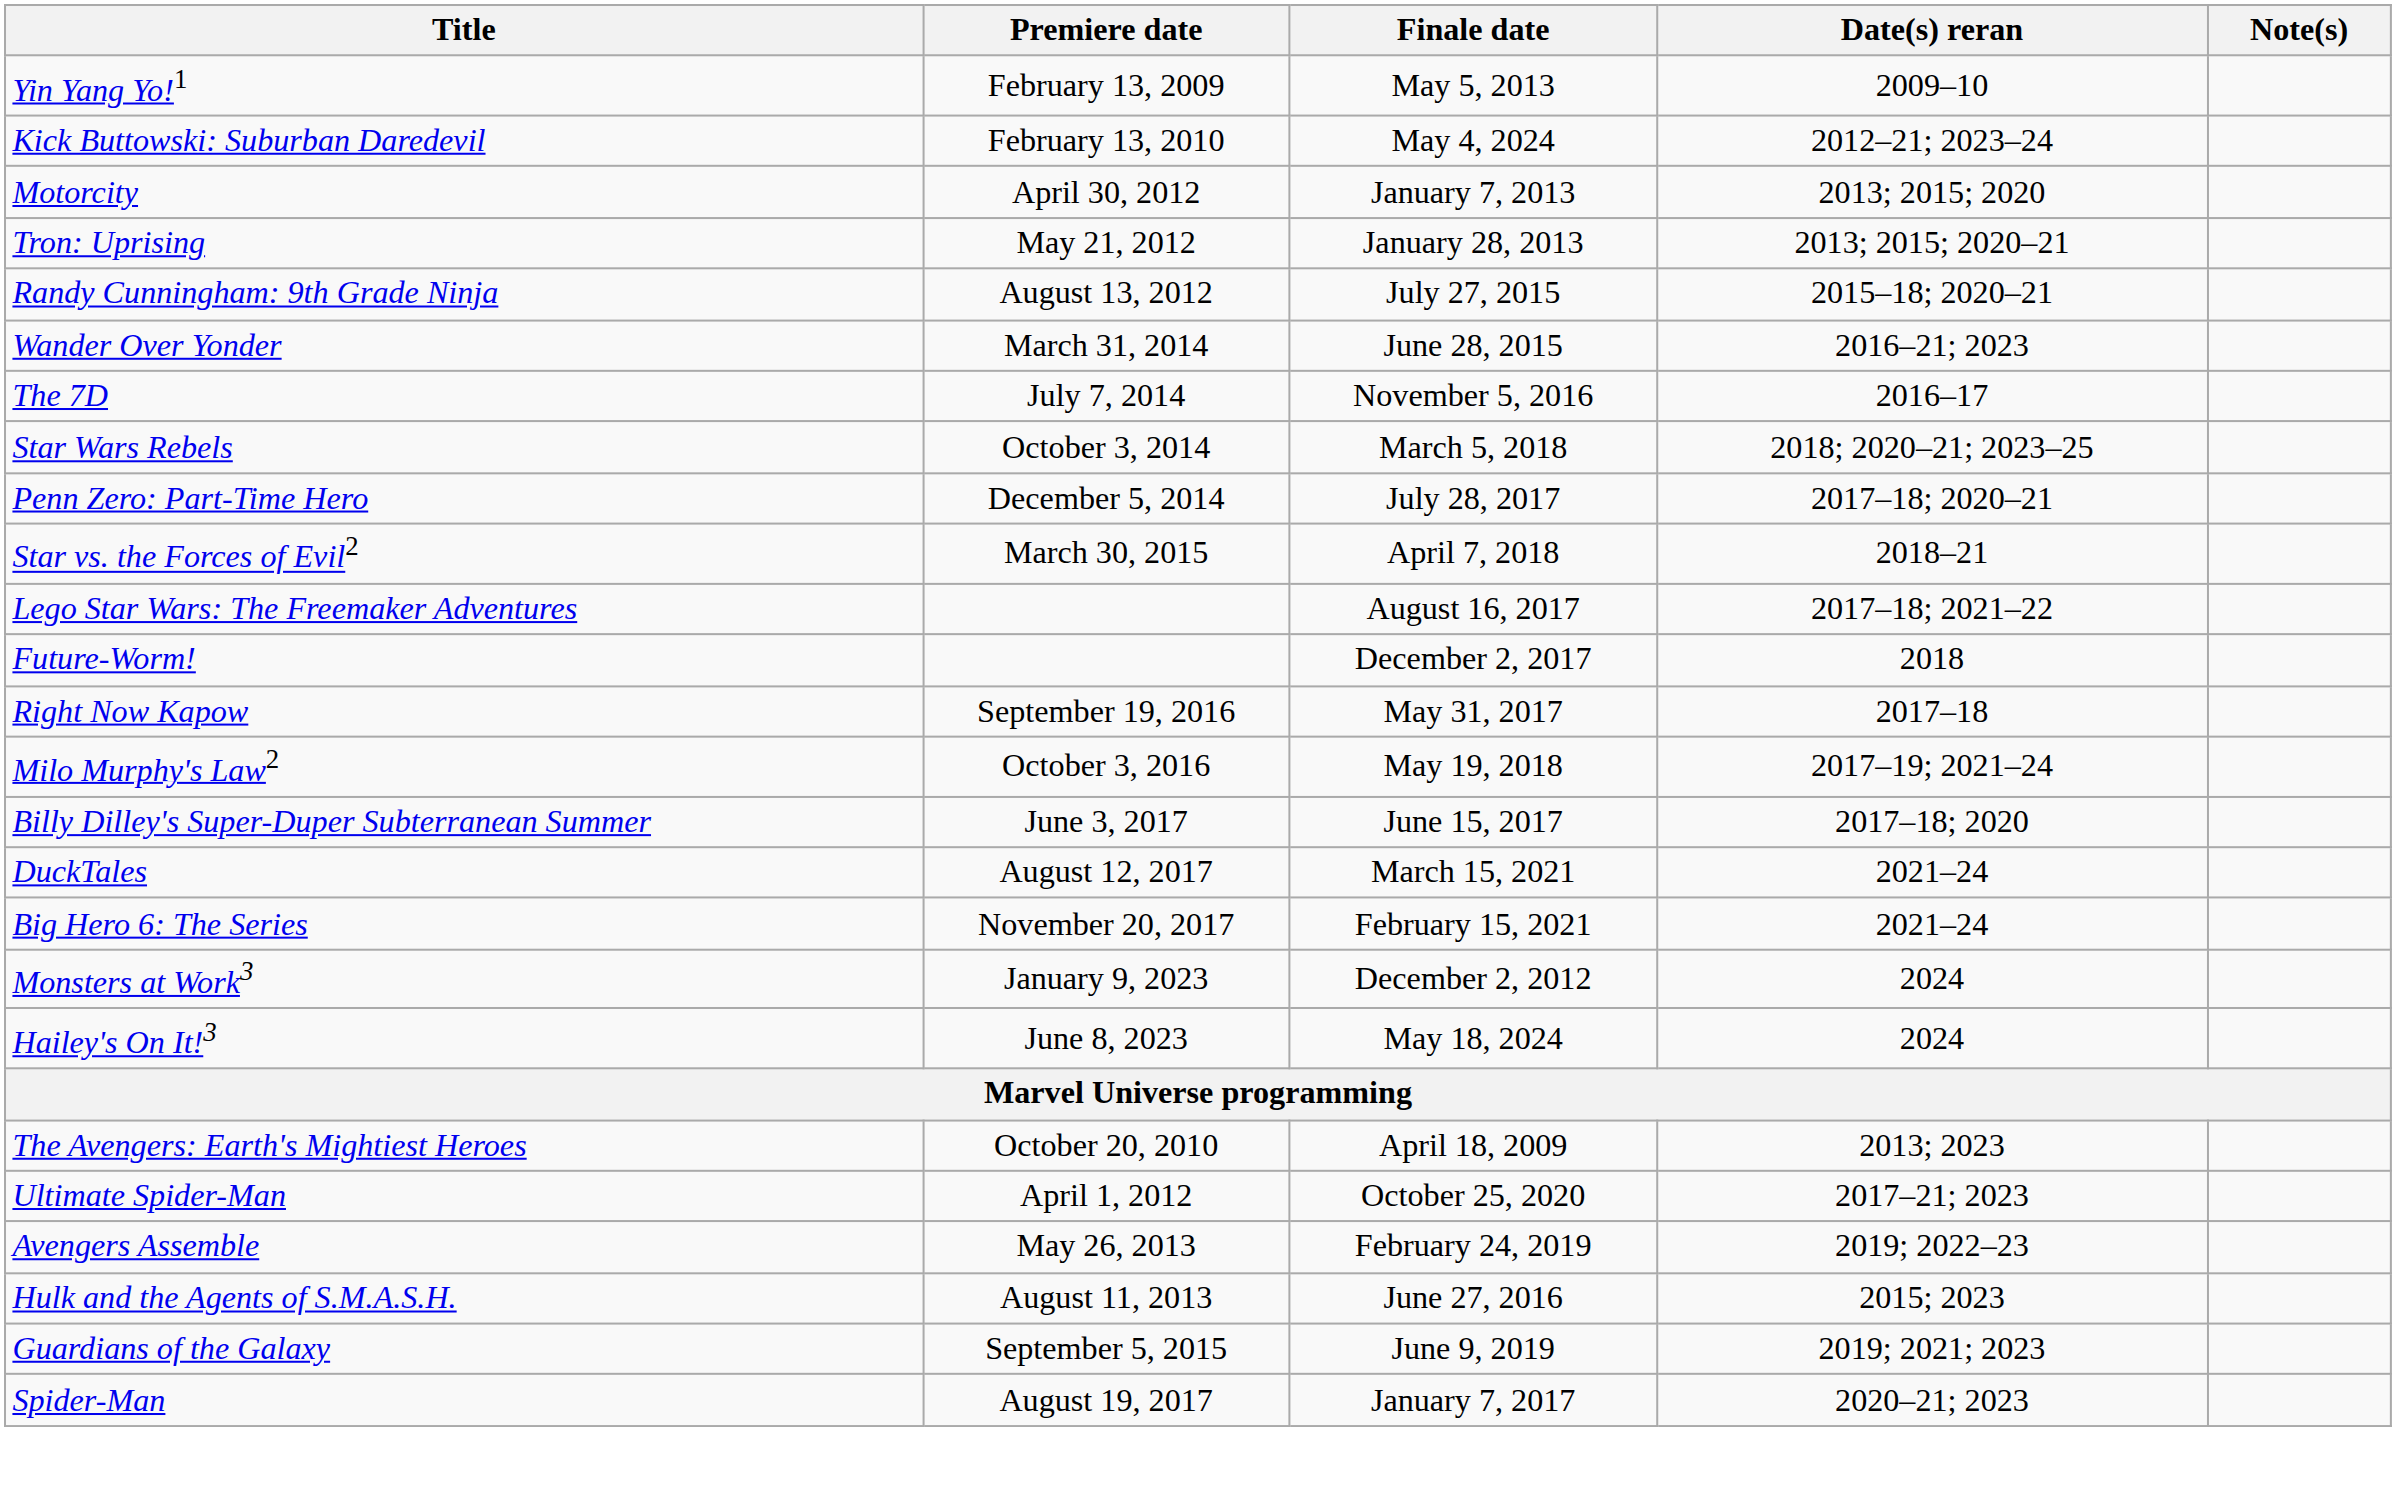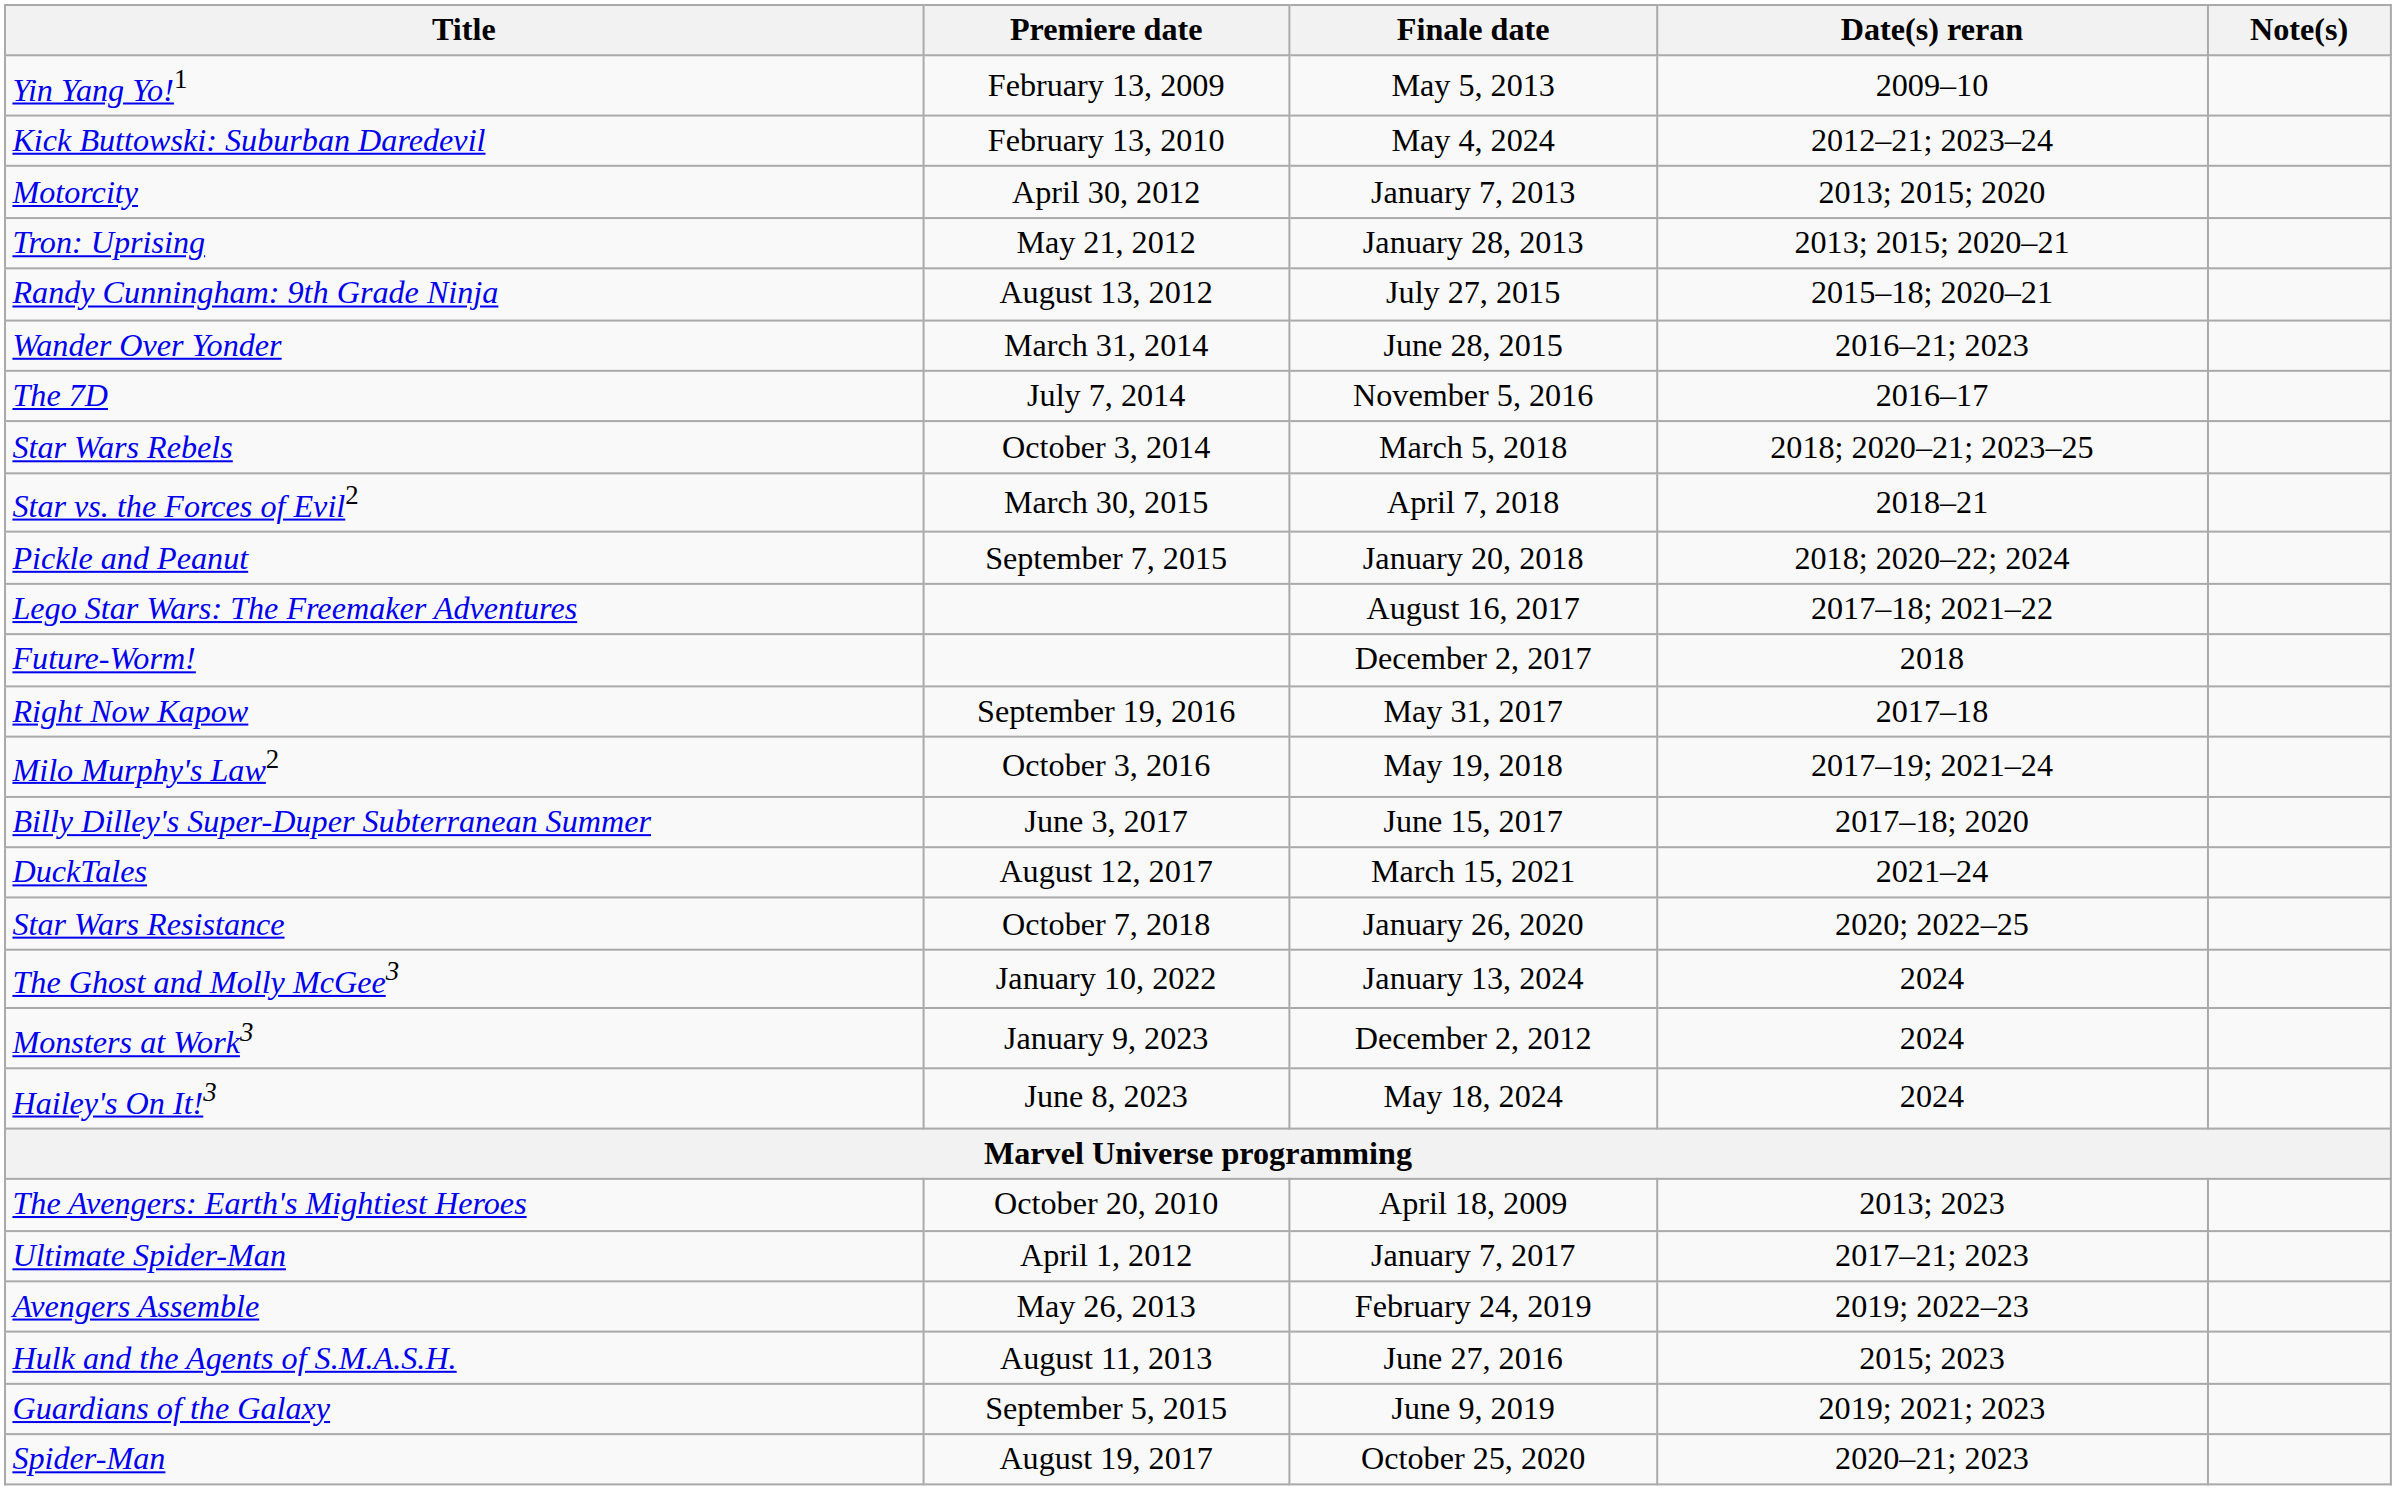- row: (190, 497)
+ row: (130, 557)
- row: (160, 923)
+ row: (149, 923)
+ row: (206, 978)
(1473, 1195) October 25, 2020 -> (1473, 1255) January 7, 2017
(1473, 1399) January 7, 2017 -> (1473, 1459) October 25, 2020
